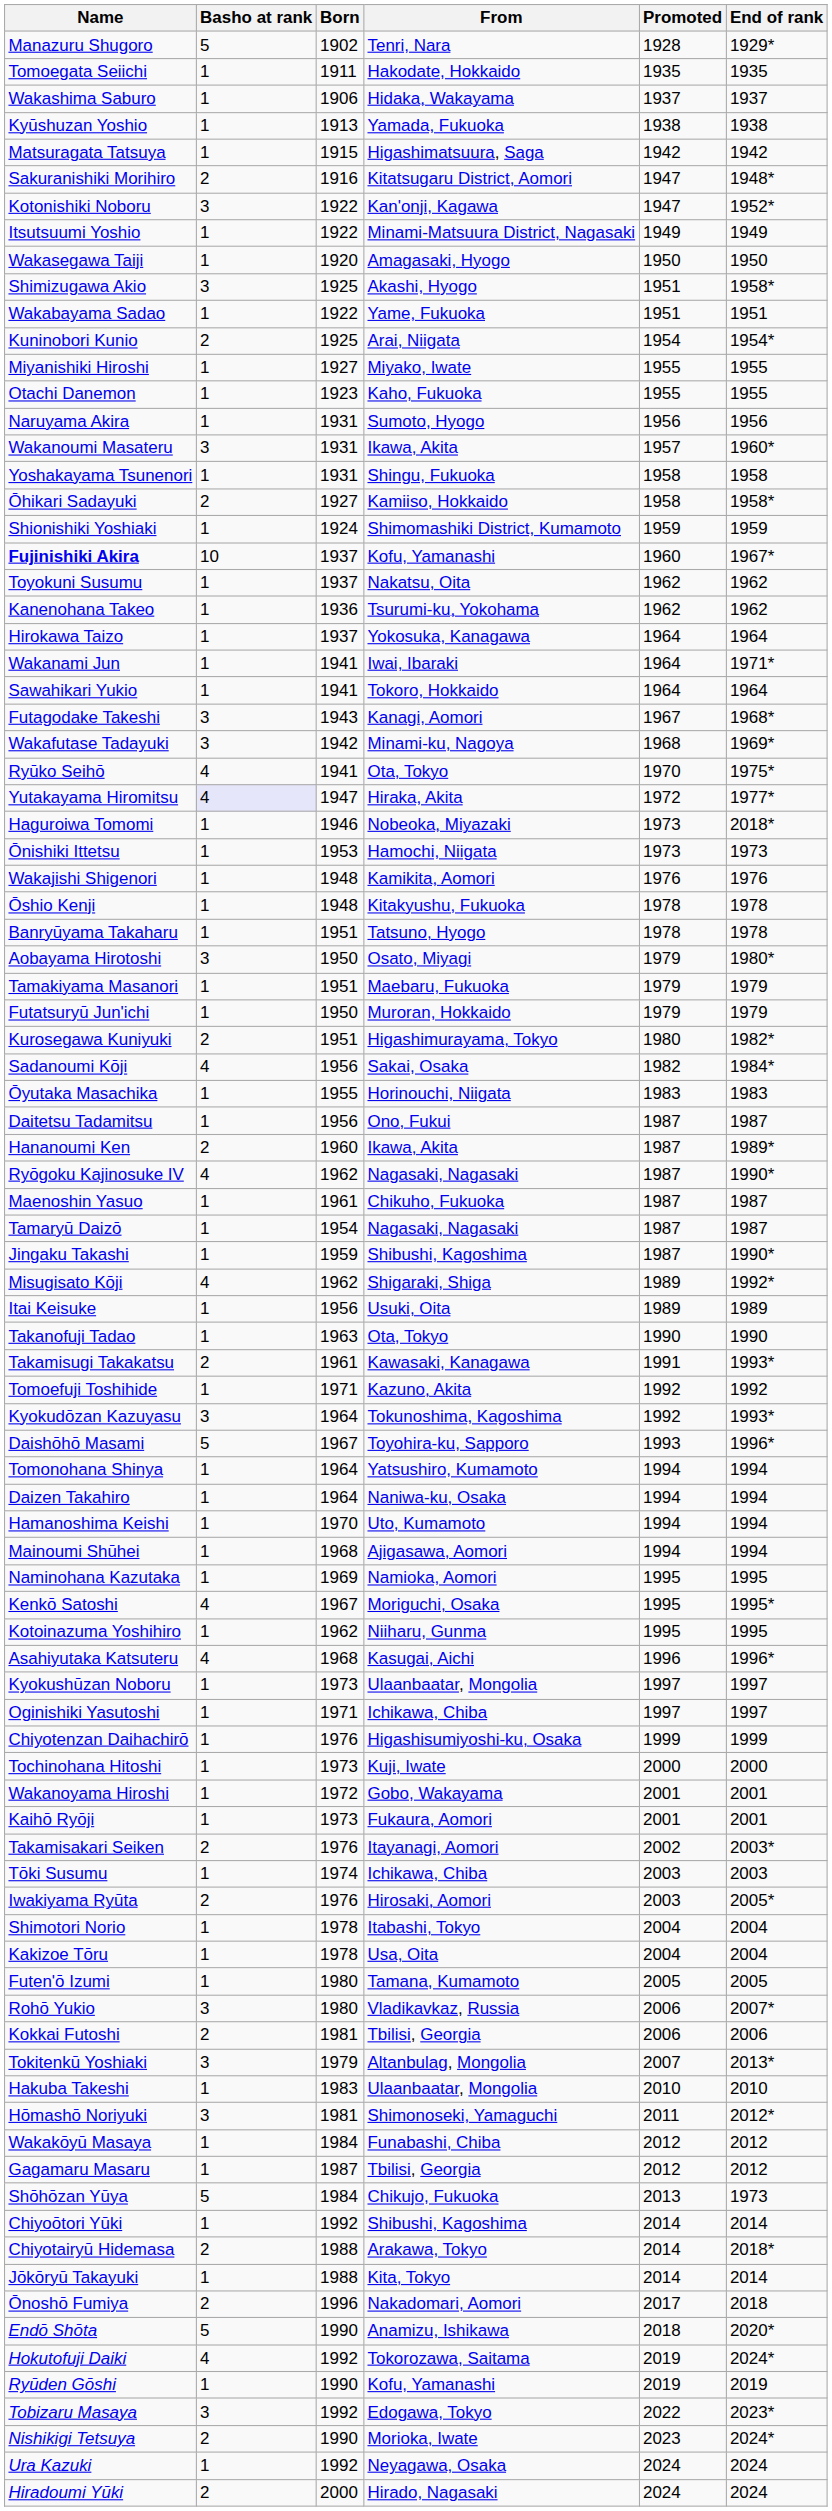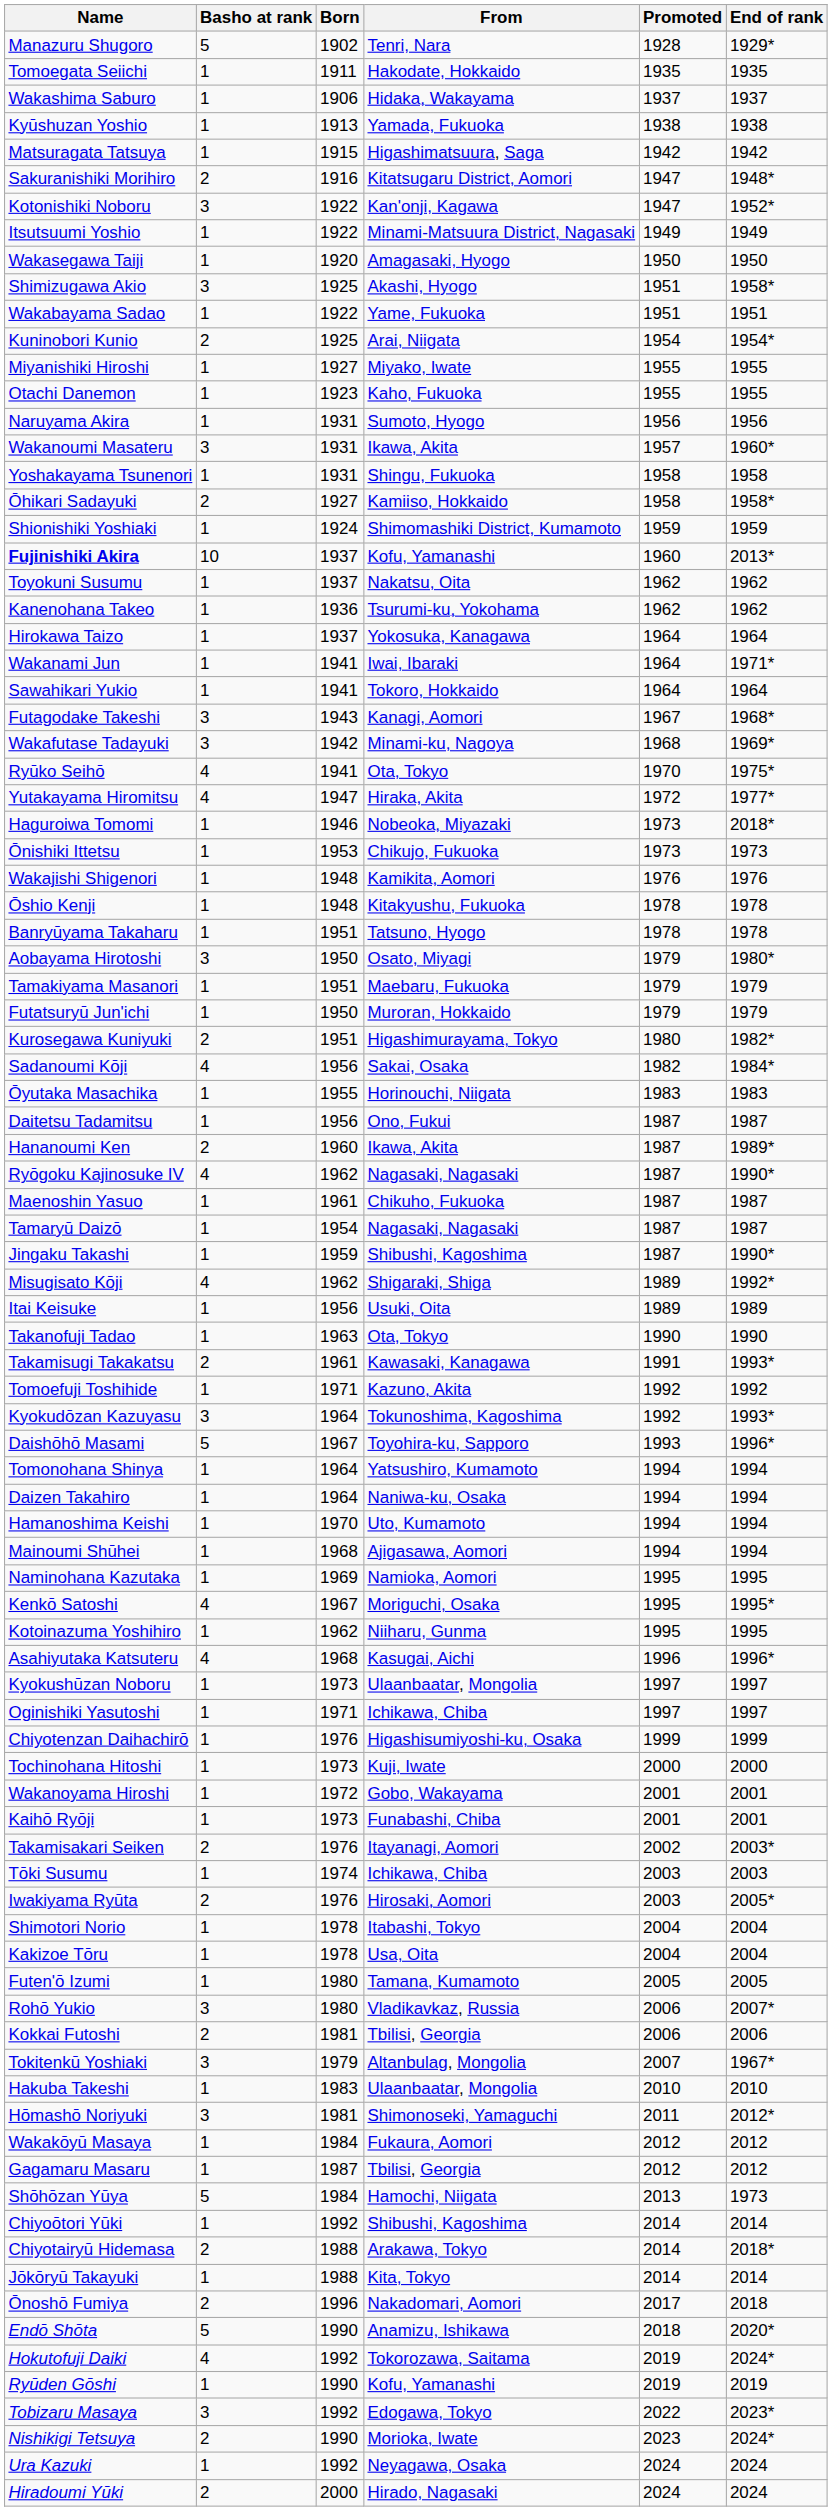(752, 555) 1967* -> (752, 555) 2013*
(205, 797) lavender background -> (205, 797) no background
(432, 851) Hamochi, Niigata -> (433, 851) Chikujo, Fukuoka
(430, 1820) Fukaura, Aomori -> (434, 1820) Funabashi, Chiba
(752, 2062) 2013* -> (752, 2062) 1967*
(434, 2142) Funabashi, Chiba -> (430, 2142) Fukaura, Aomori
(433, 2196) Chikujo, Fukuoka -> (432, 2196) Hamochi, Niigata
